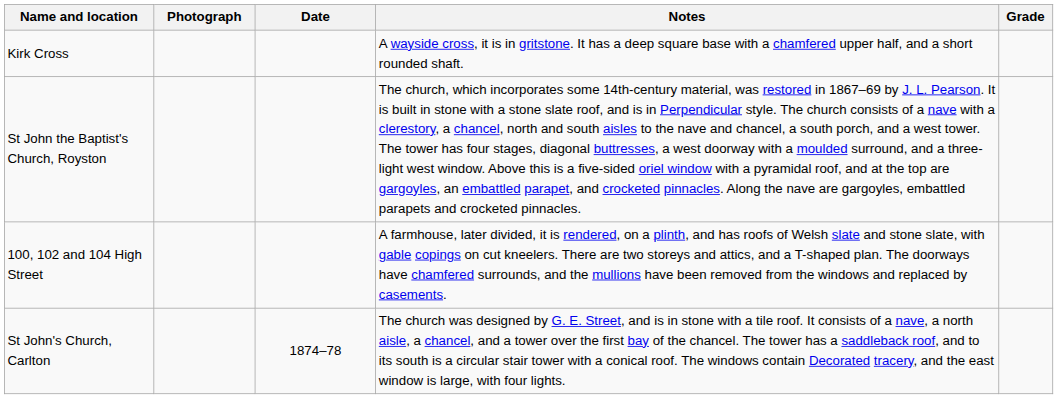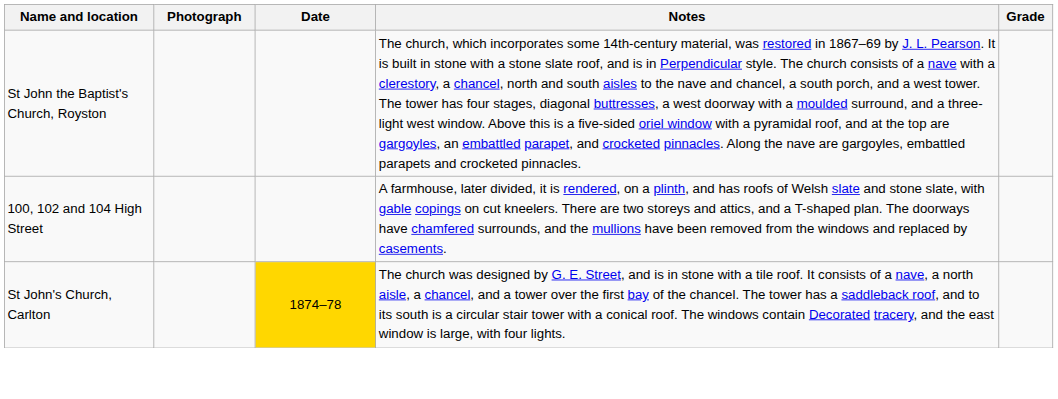- row: (38, 53)
(315, 350) no background -> (315, 304) gold background
